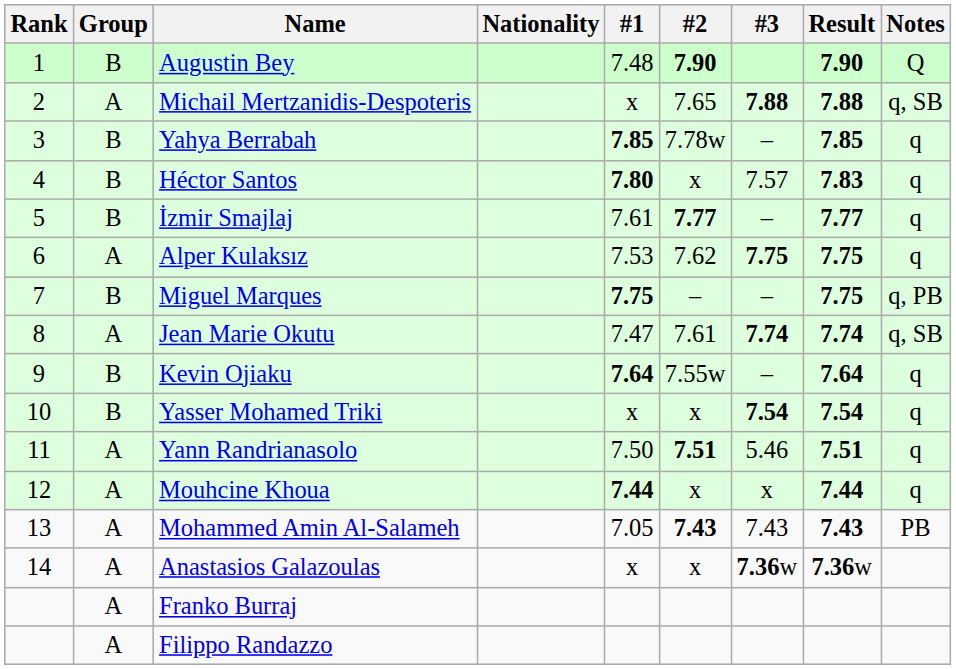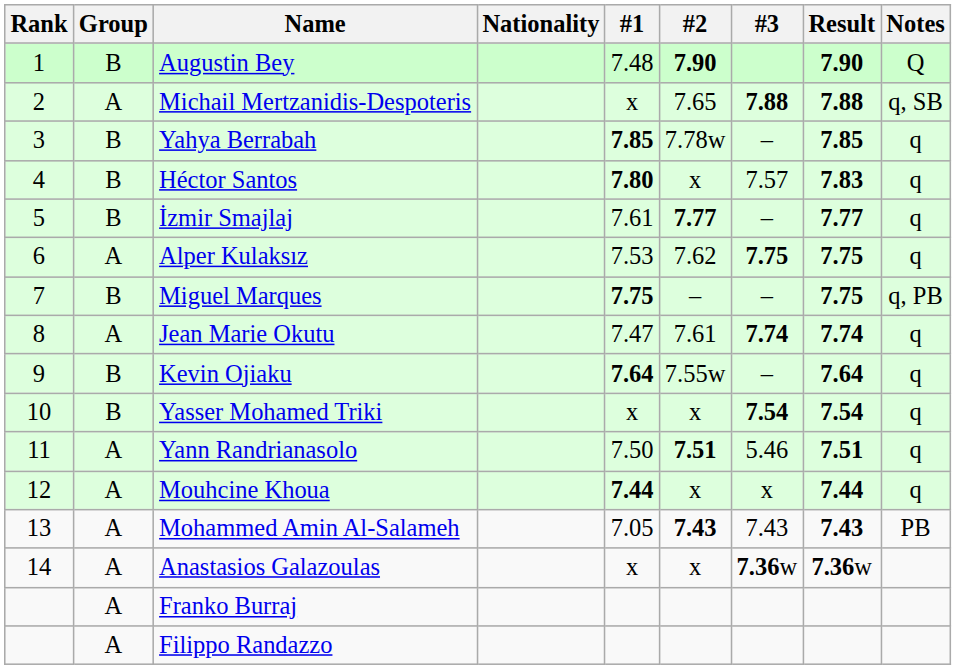(916, 334) q, SB -> (916, 334) q
